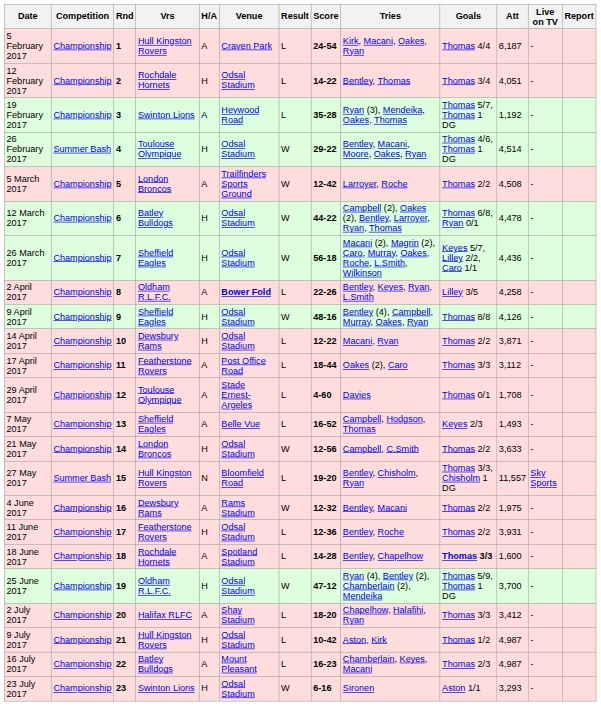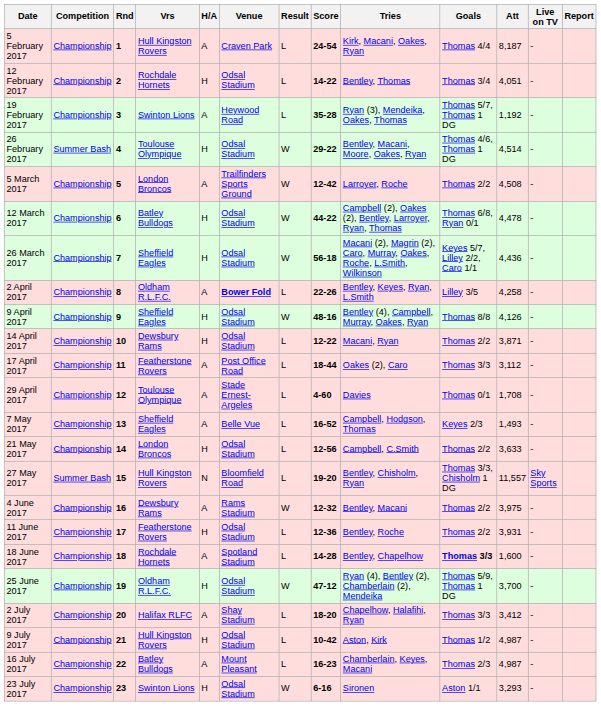(285, 448) W -> (284, 448) L
(510, 507) 1,975 -> (510, 507) 3,975
